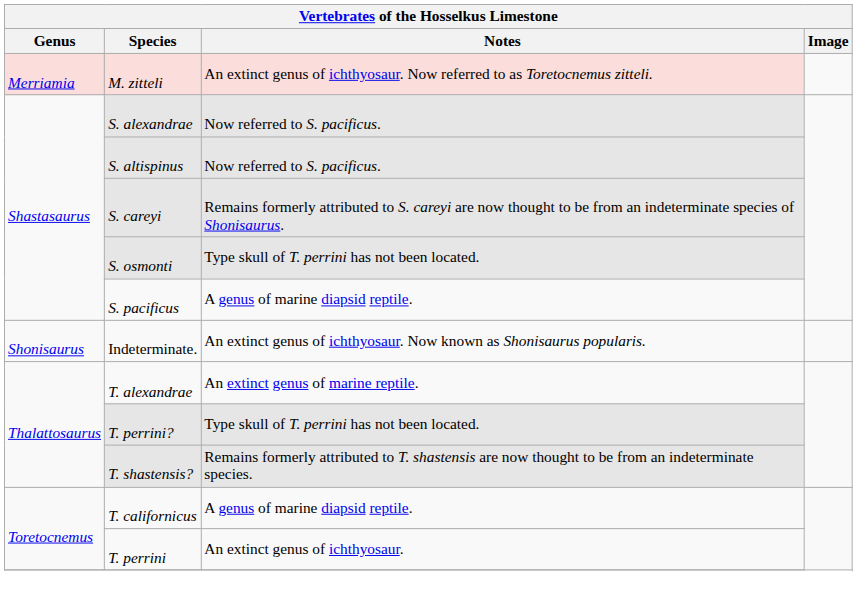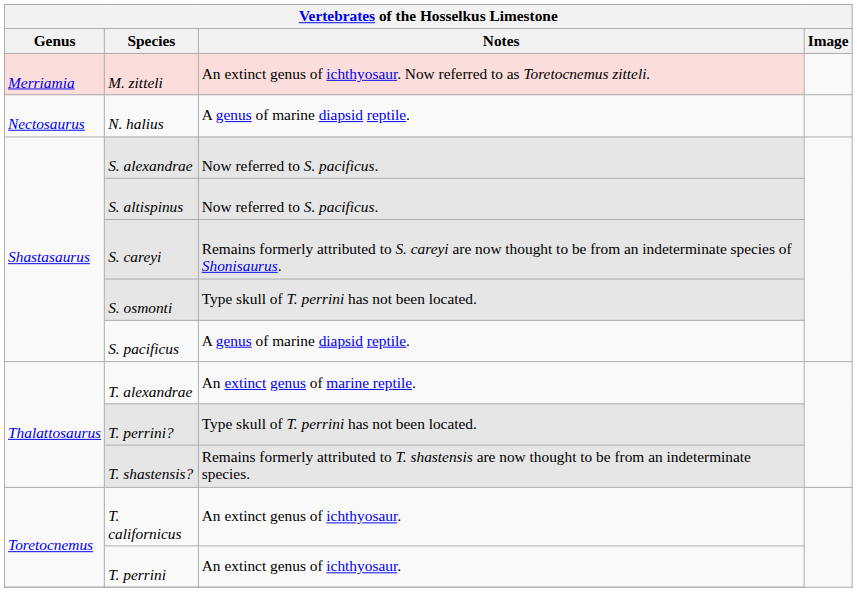+ row: (136, 124)
- row: (153, 349)
(308, 507) A genus of marine diapsid reptile. -> (301, 516) An extinct genus of ichthyosaur.
